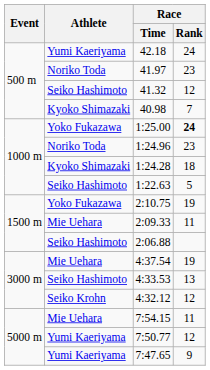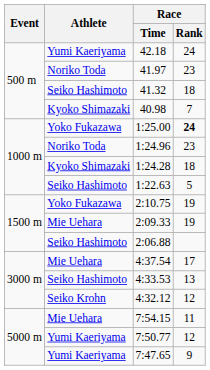(189, 90) 12 -> (189, 90) 18
(189, 223) 11 -> (189, 223) 19
(189, 261) 19 -> (189, 261) 17
